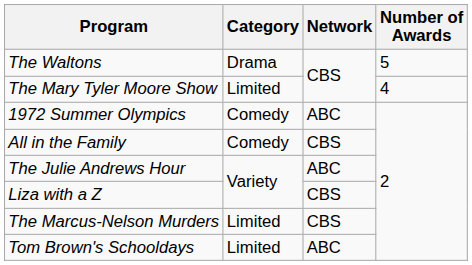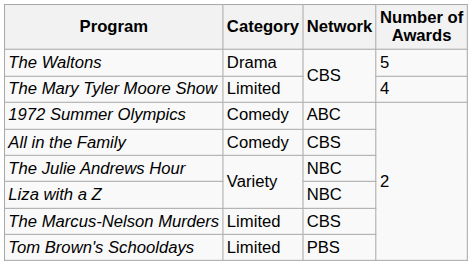(324, 168) ABC -> (324, 168) NBC
(324, 194) CBS -> (324, 194) NBC
(324, 247) ABC -> (323, 247) PBS
